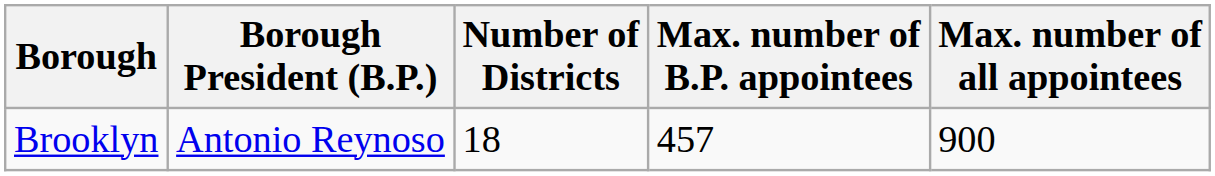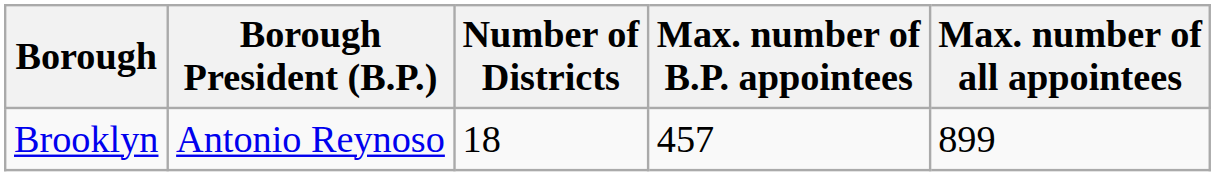(967, 138) 900 -> (967, 138) 899
